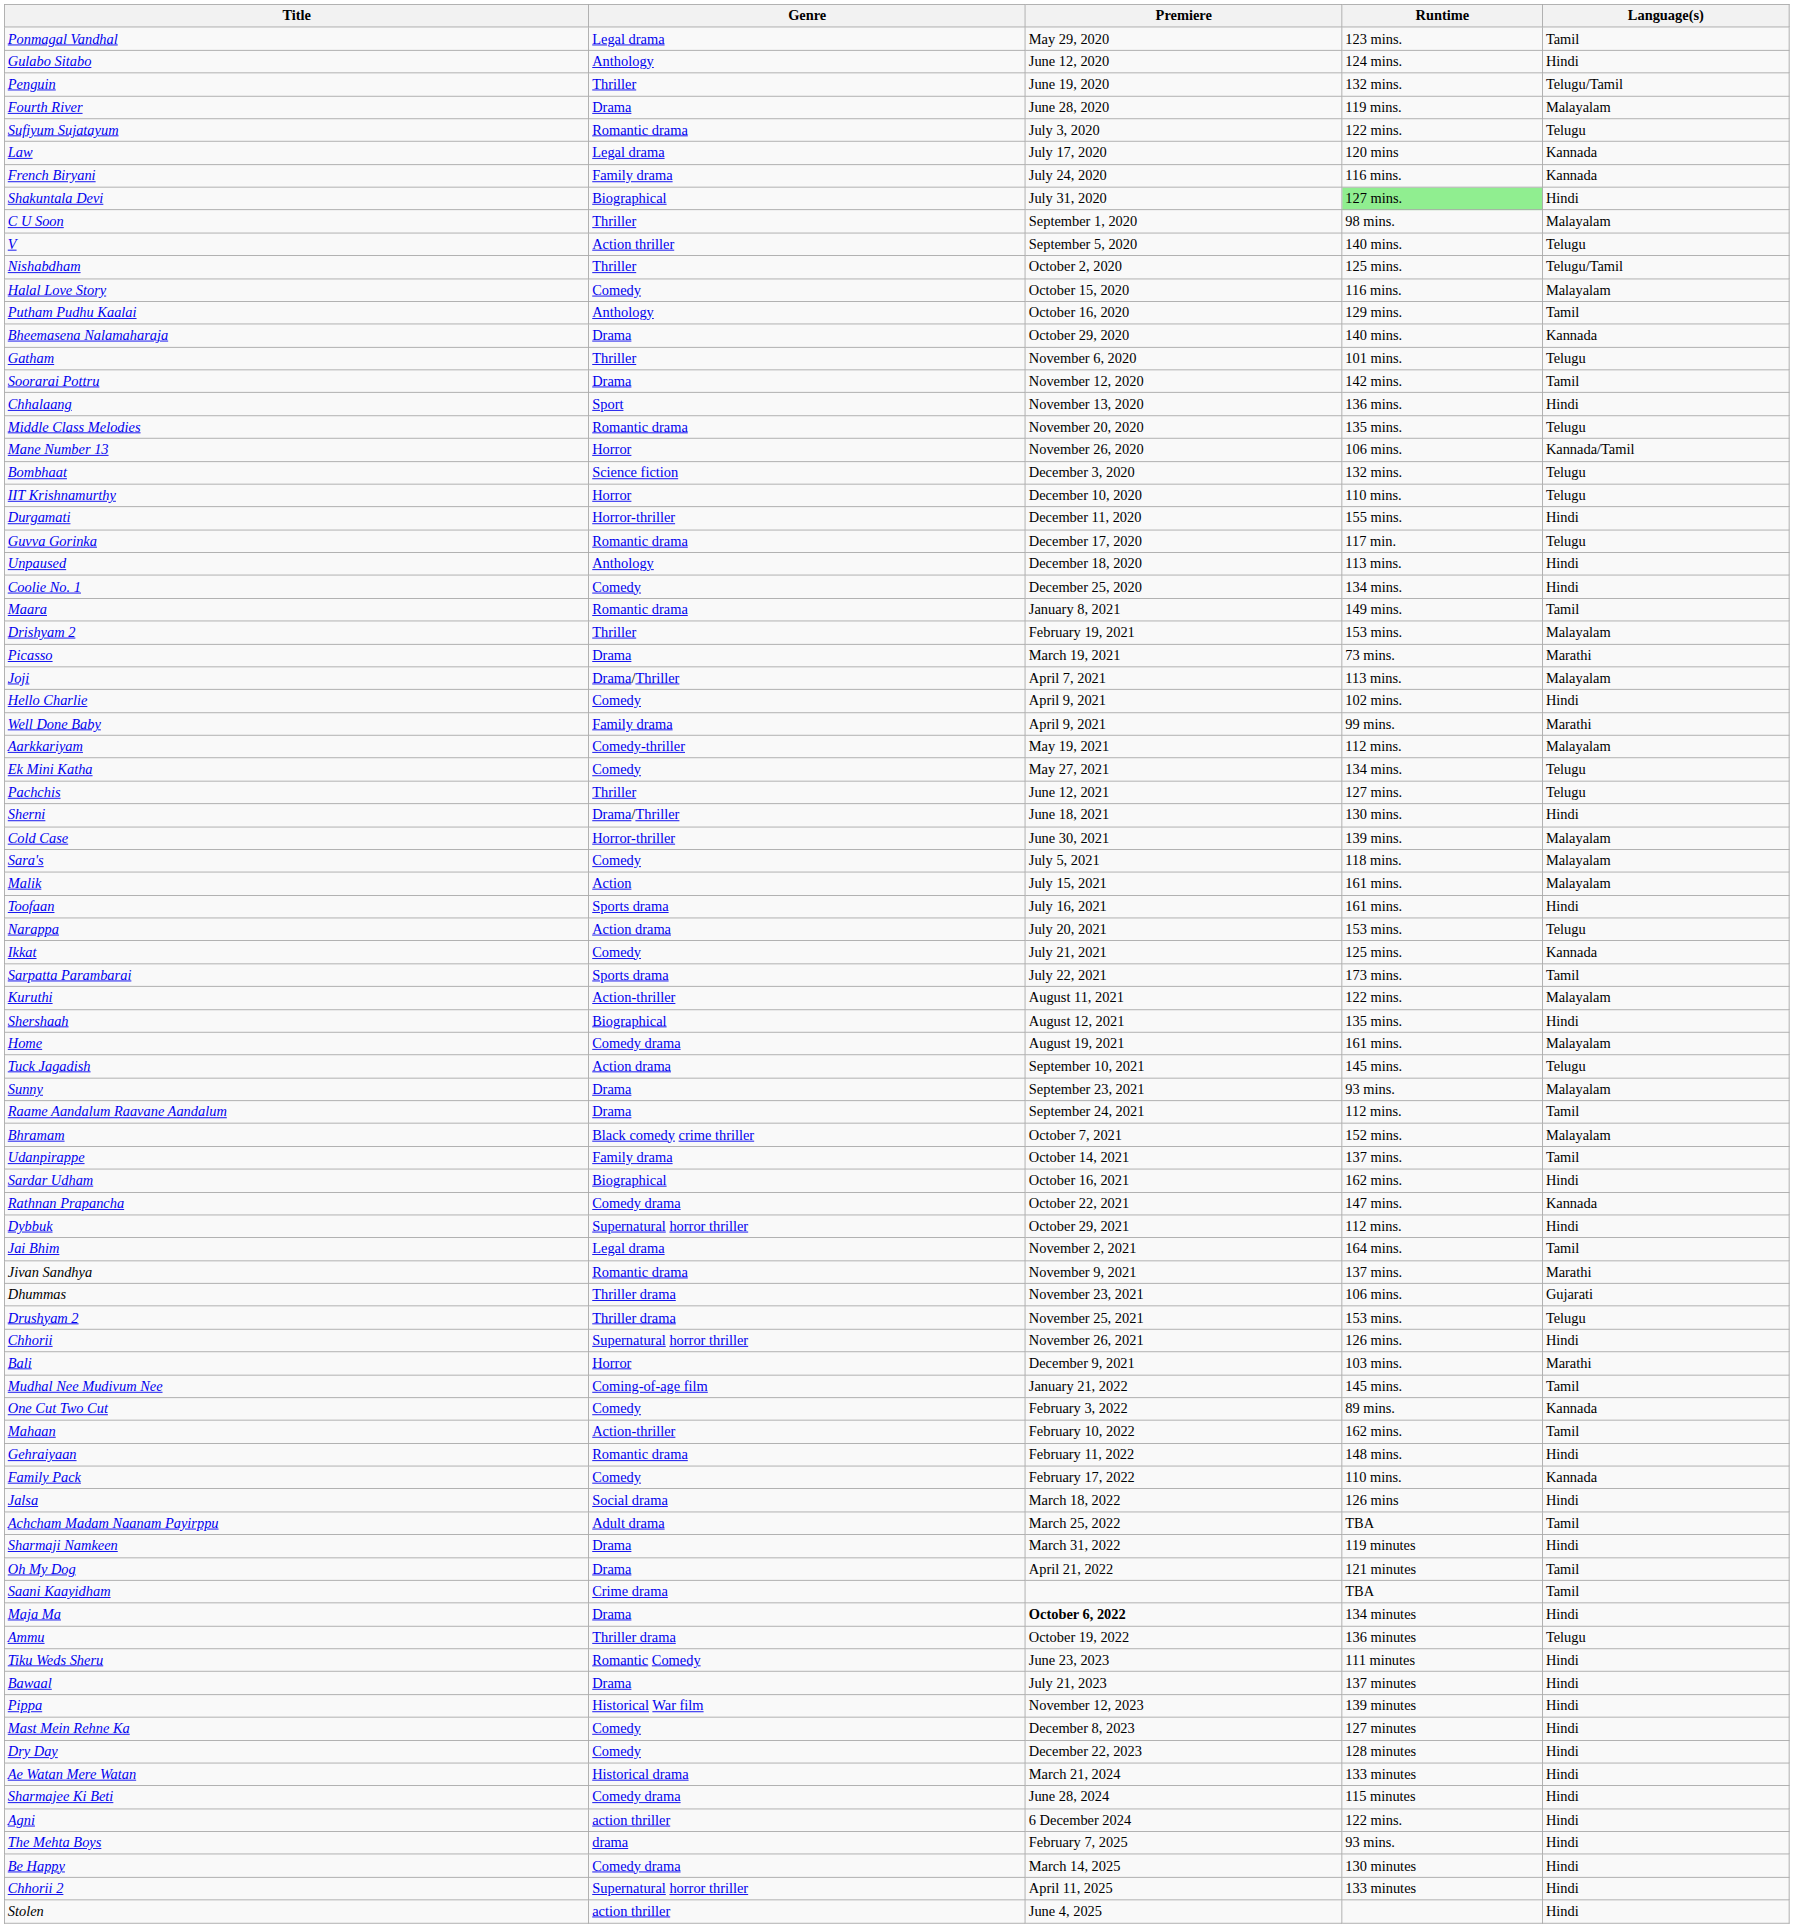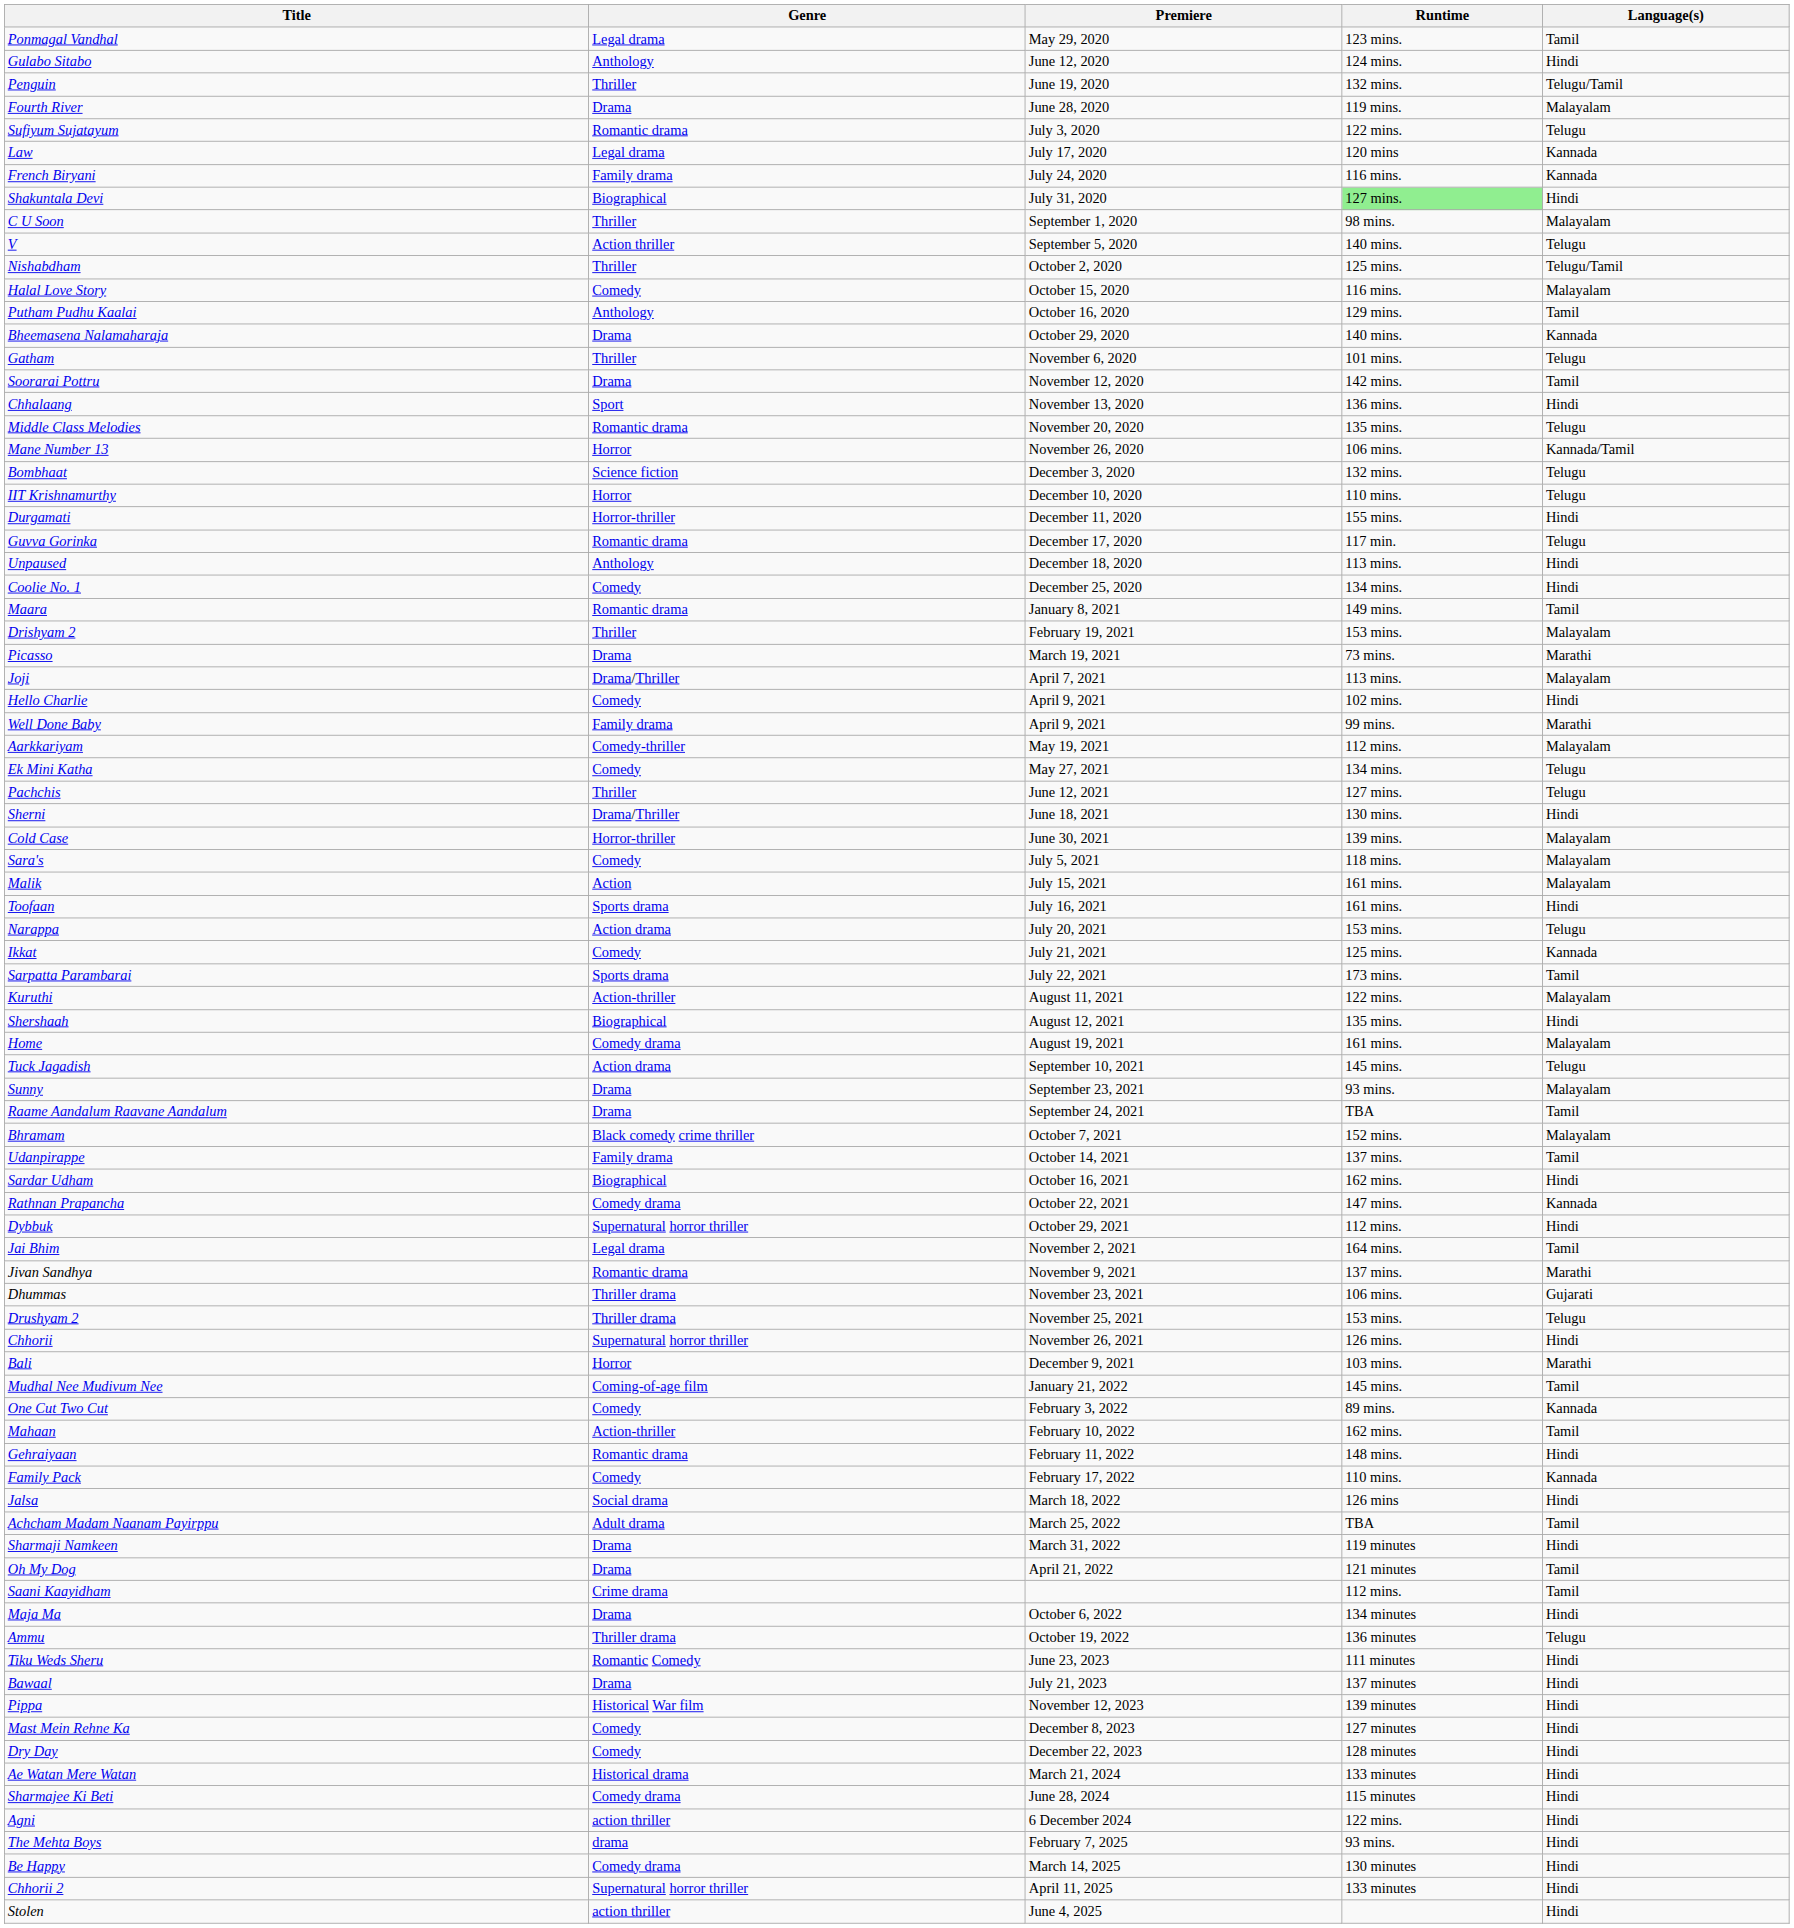(1373, 1112) 112 mins. -> (1360, 1112) TBA
(1360, 1591) TBA -> (1373, 1591) 112 mins.
(1077, 1614) bold -> (1075, 1614) normal
